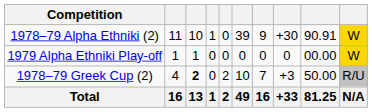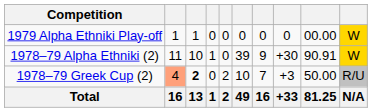rows swapped: (85, 35) <-> (85, 55)
(175, 76) no background -> (175, 76) lightsalmon background
